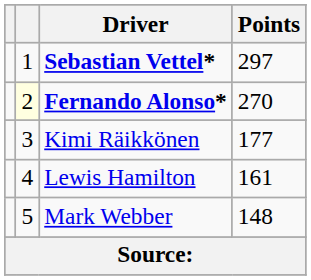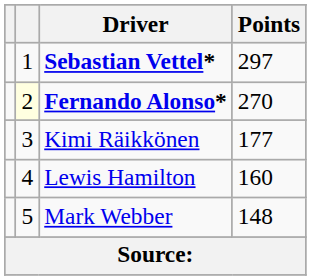(255, 177) 161 -> (255, 177) 160
